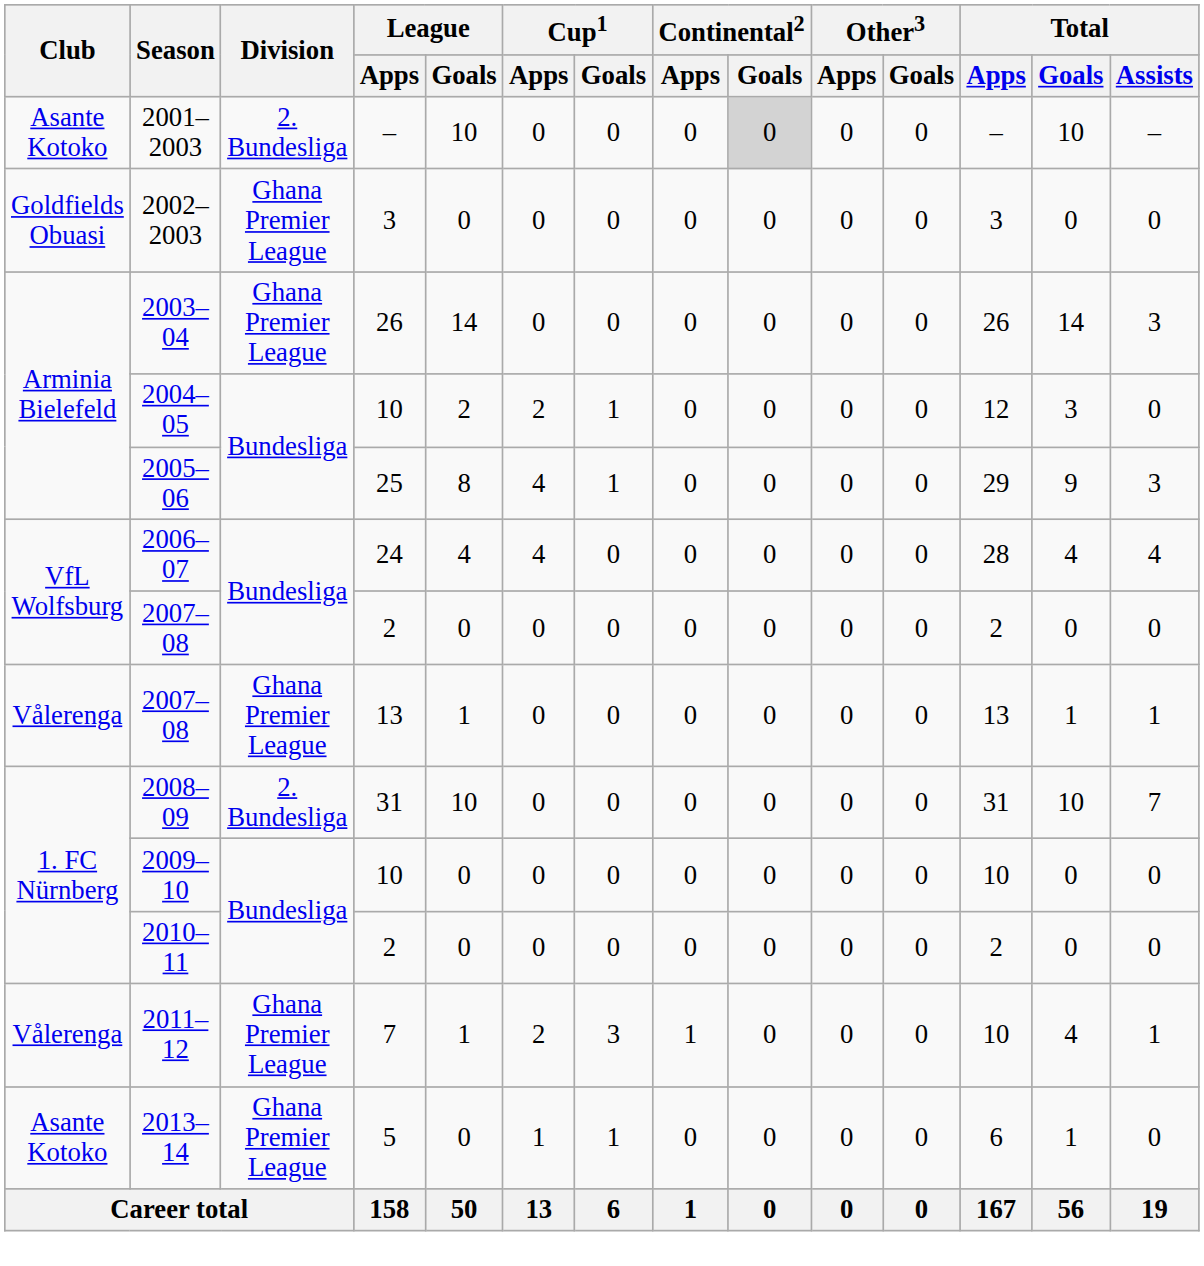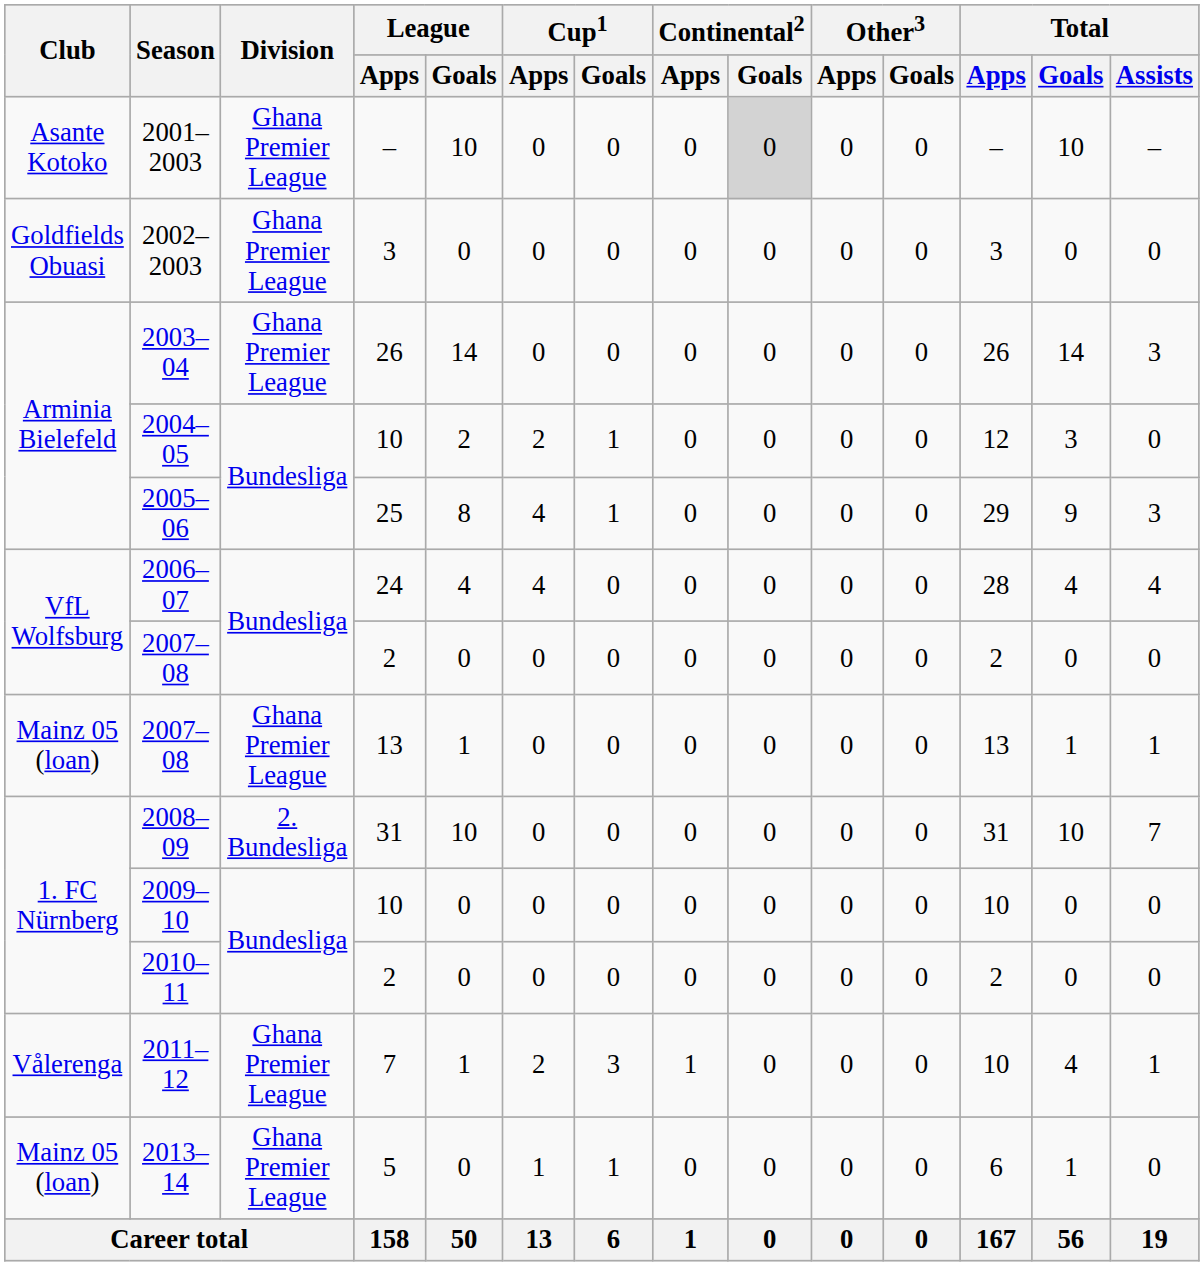(287, 132) 2. Bundesliga -> (287, 147) Ghana Premier League
(67, 714) Vålerenga -> (67, 744) Mainz 05 (loan)
(67, 1137) Asante Kotoko -> (67, 1167) Mainz 05 (loan)
